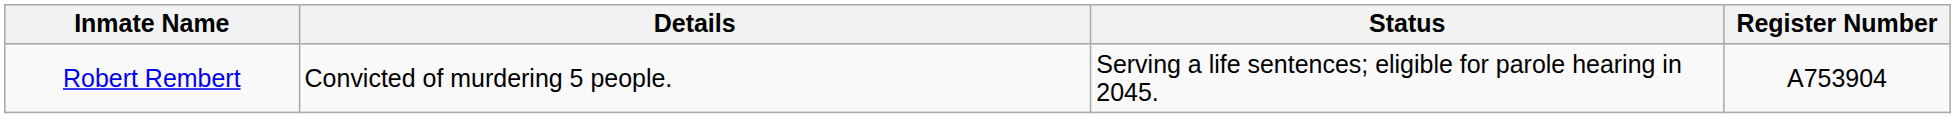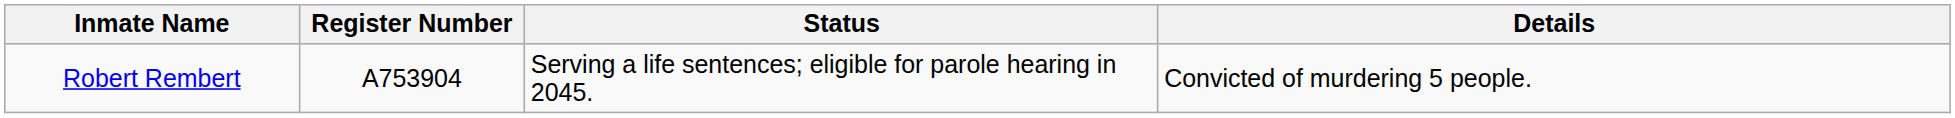columns swapped: (1837, 24) <-> (695, 24)
